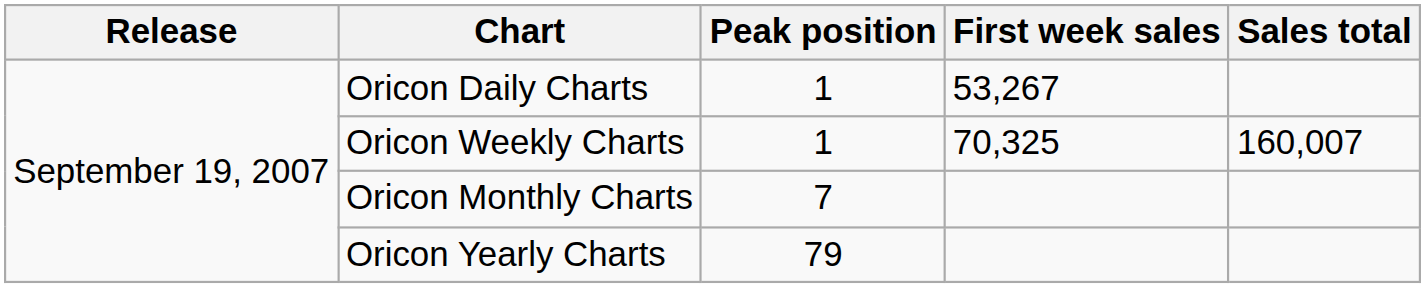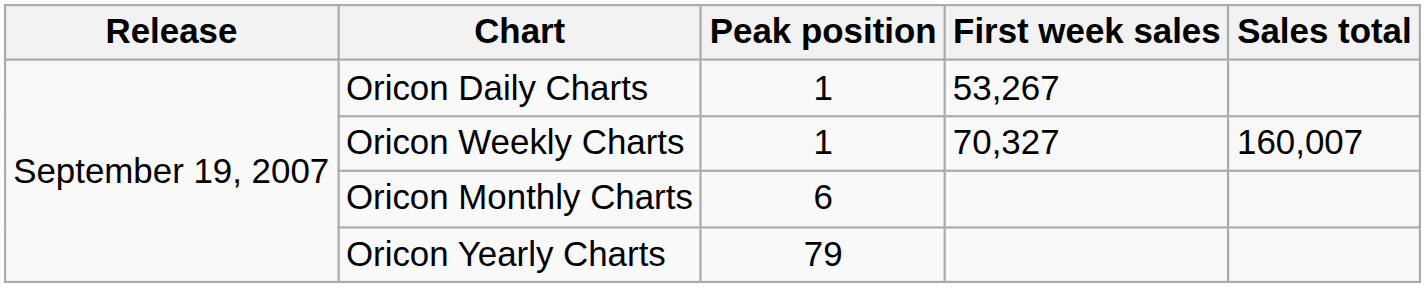(1006, 142) 70,325 -> (1006, 142) 70,327
(823, 198) 7 -> (823, 198) 6
